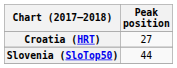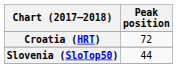(146, 39) 27 -> (146, 39) 72
